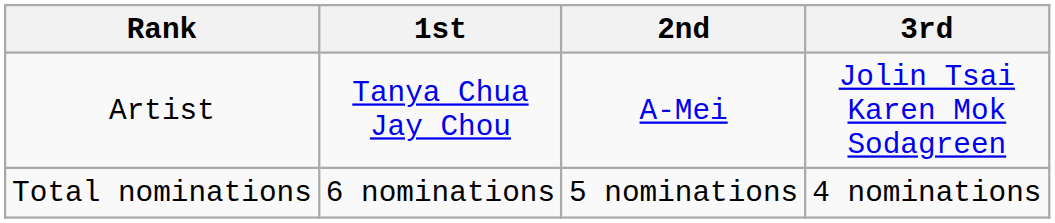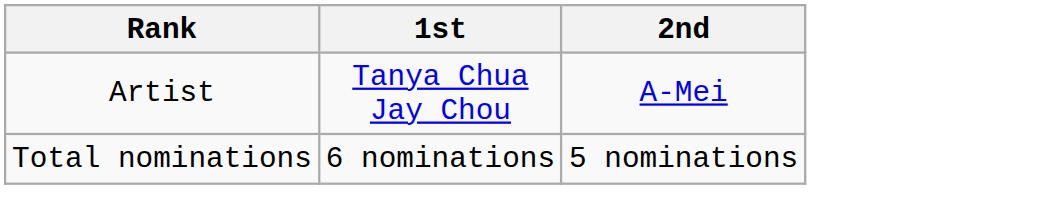- column: (927, 29)
